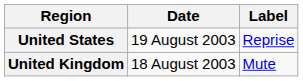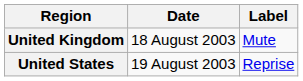rows swapped: (66, 64) <-> (66, 40)
